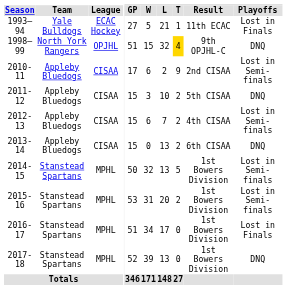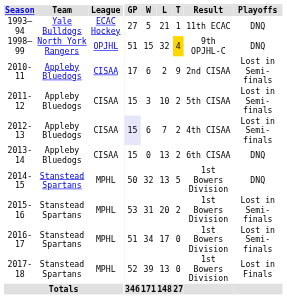(258, 26) Lost in Finals -> (258, 26) DNQ
(258, 96) DNQ -> (258, 101) Lost in Semi-finals
(132, 121) no background -> (132, 130) lavender background
(258, 171) Lost in Semi-finals -> (258, 180) DNQ
(258, 230) Lost in Finals -> (258, 239) Lost in Semi-finals
(258, 259) DNQ -> (258, 269) Lost in Finals
